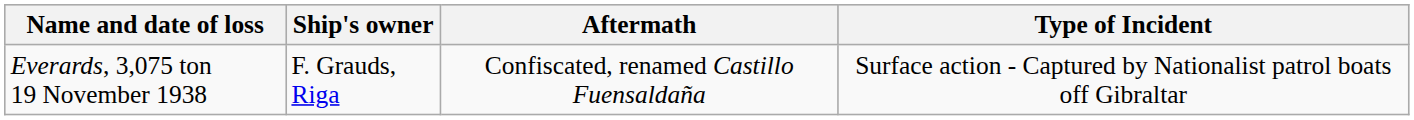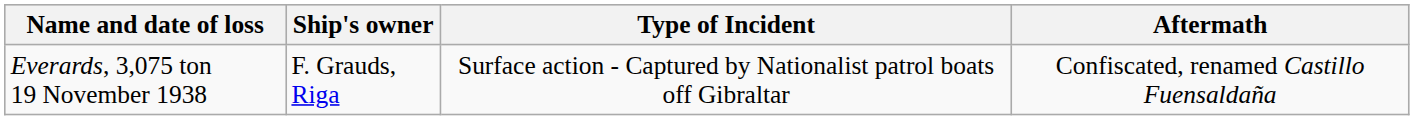columns swapped: (1123, 24) <-> (639, 24)
